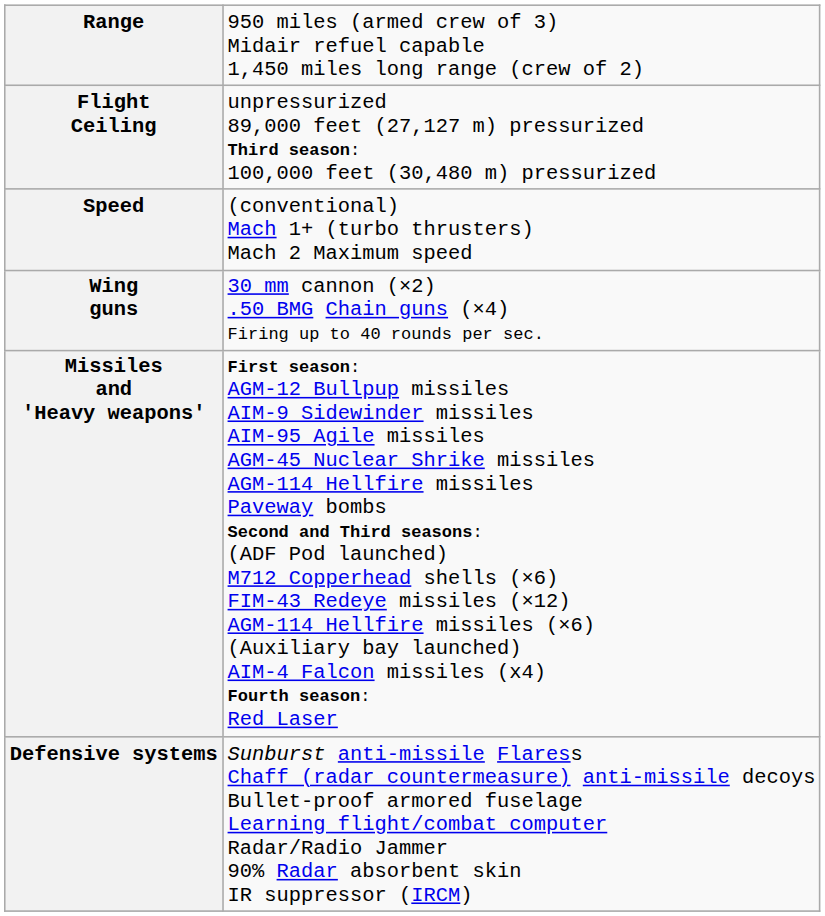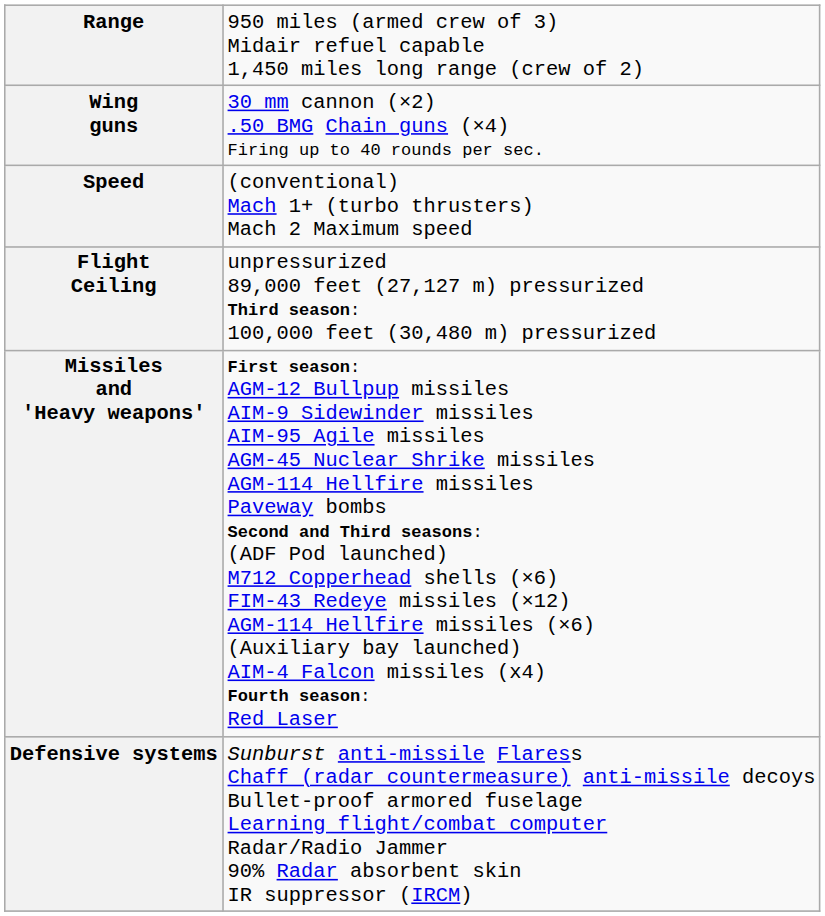rows swapped: (114, 114) <-> (114, 298)
